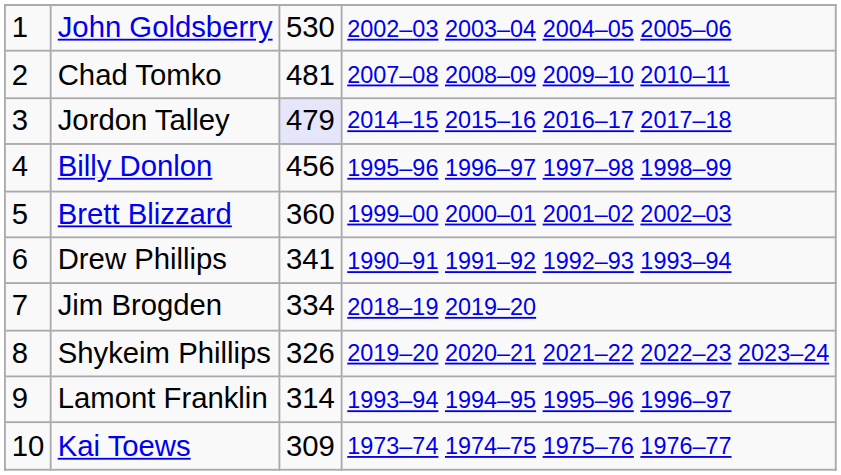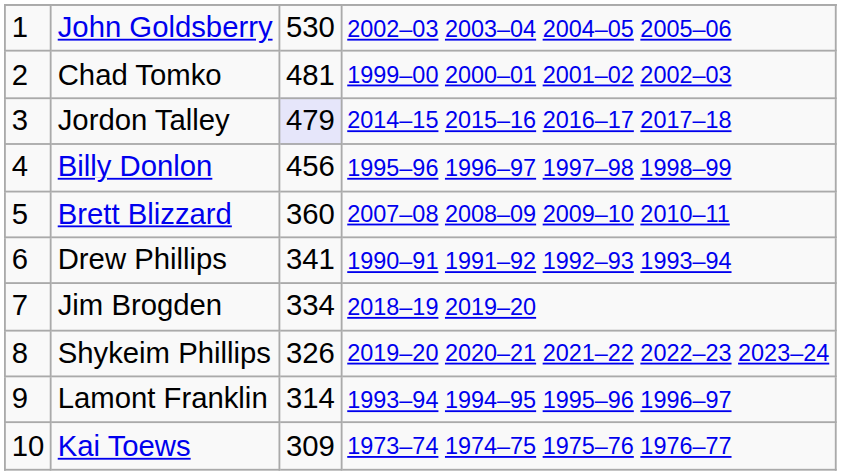(539, 75) 2007–08 2008–09 2009–10 2010–11 -> (539, 75) 1999–00 2000–01 2001–02 2002–03
(539, 214) 1999–00 2000–01 2001–02 2002–03 -> (539, 214) 2007–08 2008–09 2009–10 2010–11
